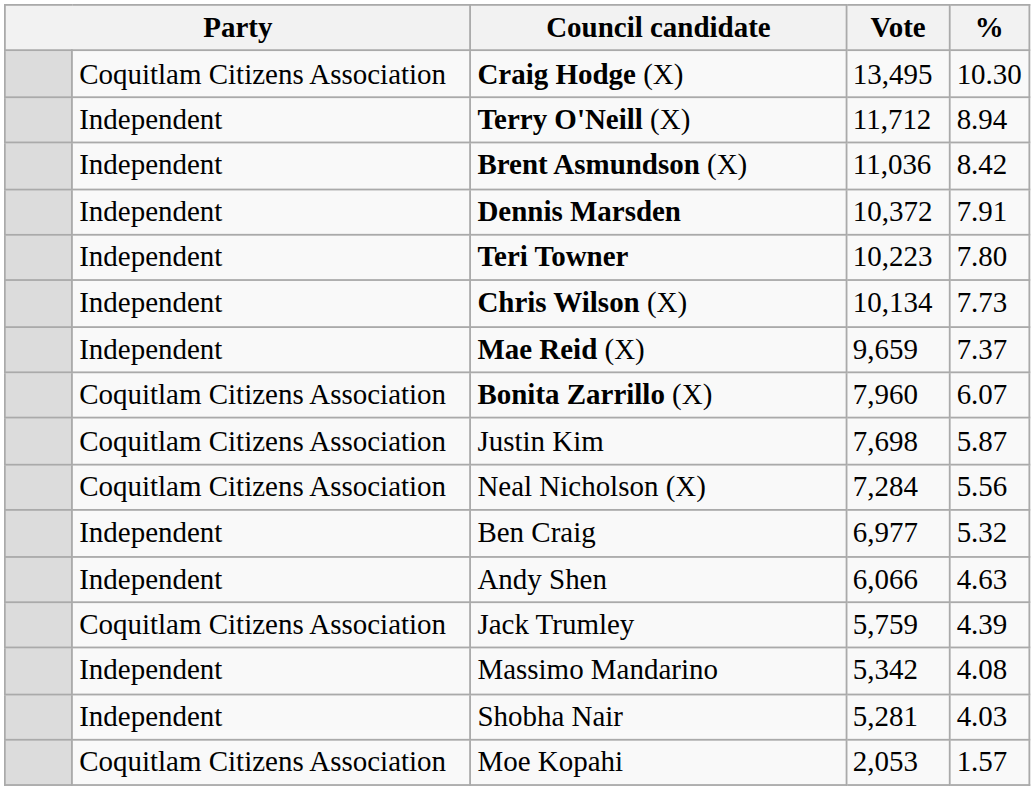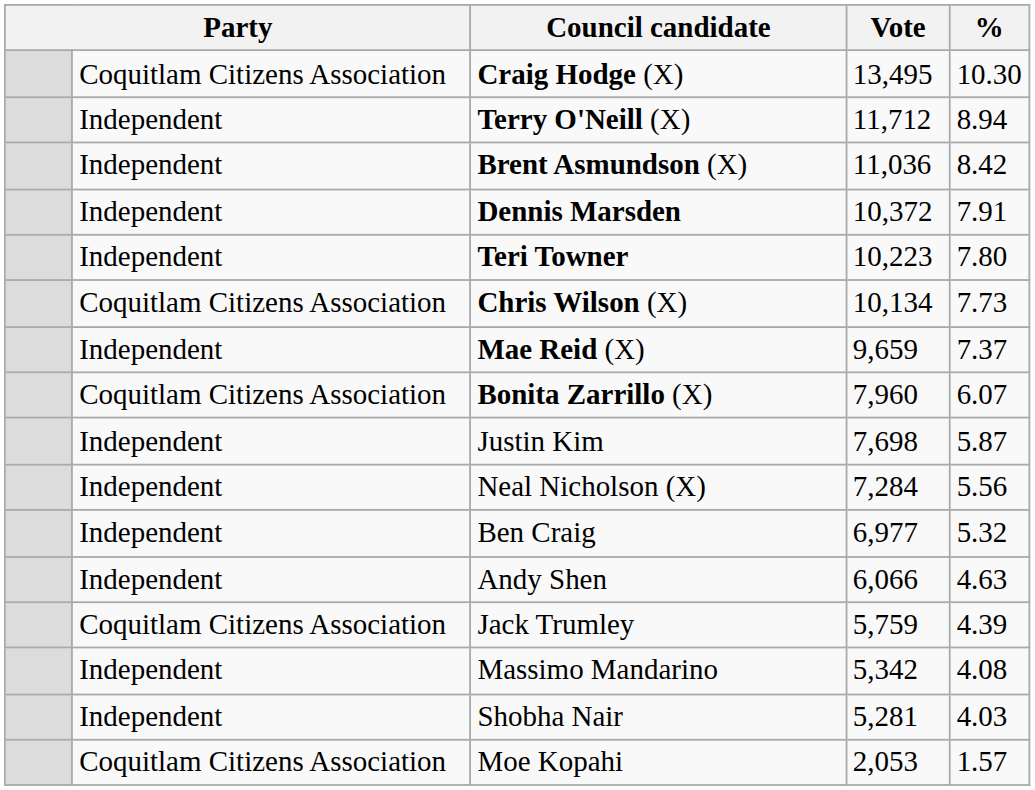(151, 303) Independent -> (263, 303) Coquitlam Citizens Association
(263, 440) Coquitlam Citizens Association -> (151, 440) Independent
(263, 486) Coquitlam Citizens Association -> (151, 486) Independent
